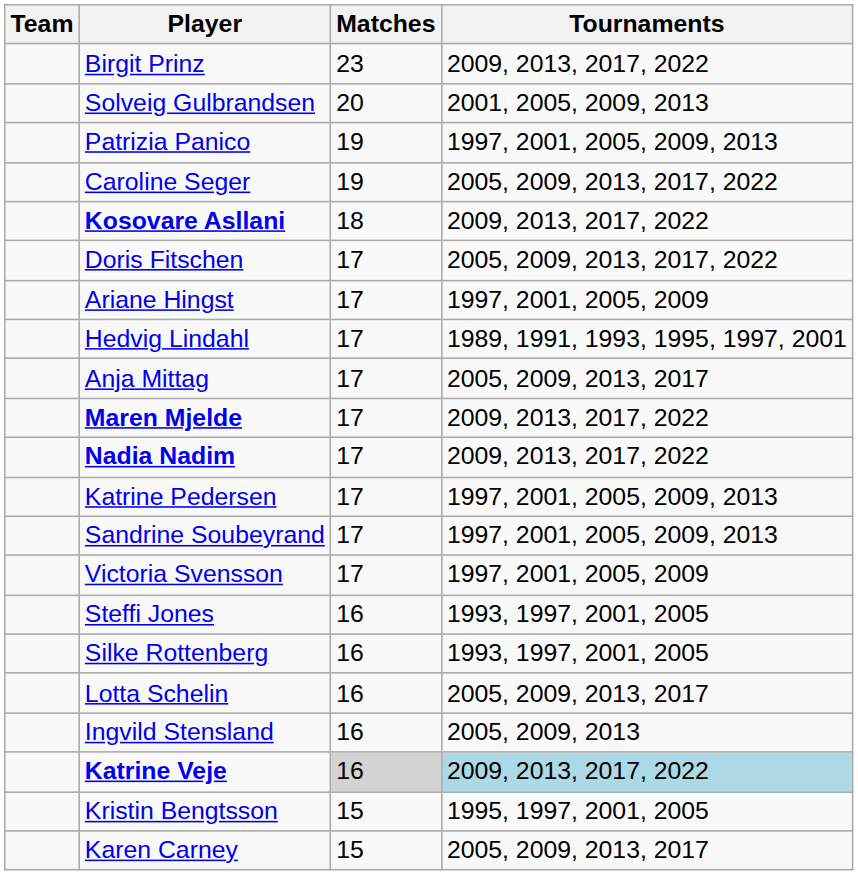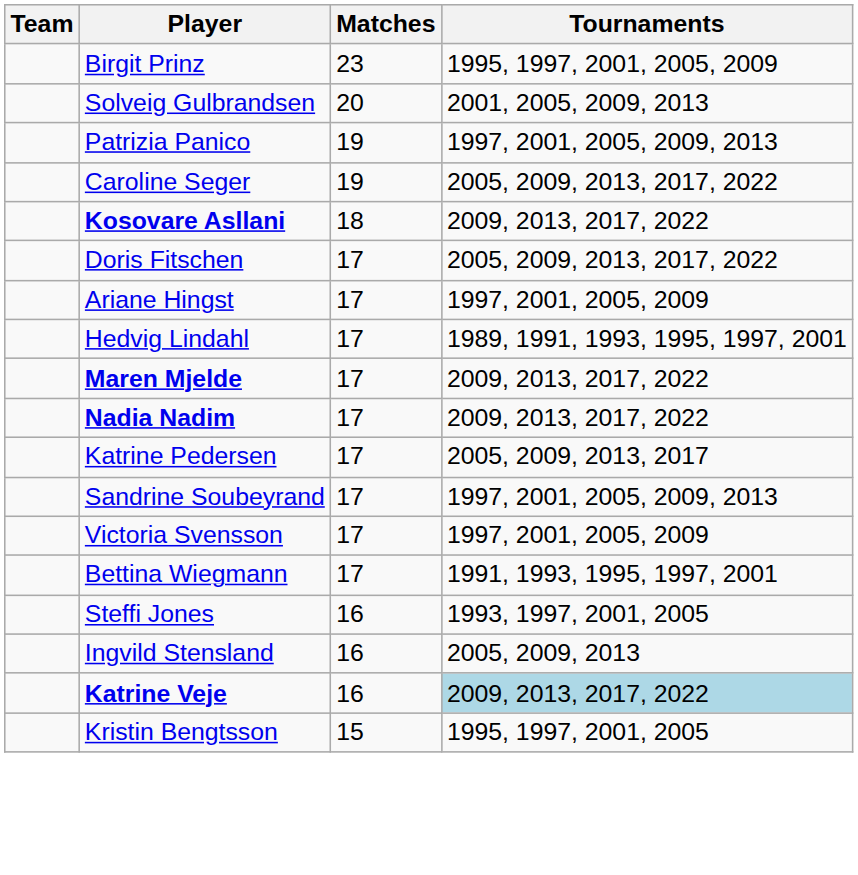(578, 63) 2009, 2013, 2017, 2022 -> (612, 63) 1995, 1997, 2001, 2005, 2009
- row: (147, 378)
(612, 496) 1997, 2001, 2005, 2009, 2013 -> (578, 456) 2005, 2009, 2013, 2017
+ row: (186, 574)
- row: (177, 653)
- row: (157, 692)
(350, 771) lightgrey background -> (350, 692) no background
- row: (161, 850)
